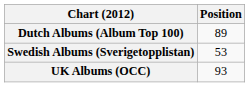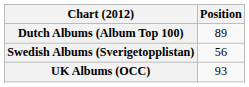(221, 52) 53 -> (221, 52) 56
